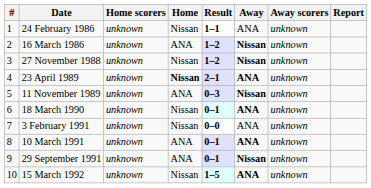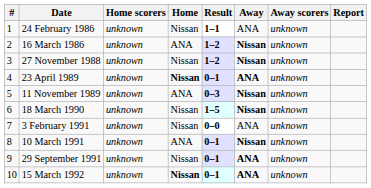(212, 77) 2–1 -> (212, 77) 0–1
(212, 110) 0–1 -> (212, 110) 1–5
(248, 110) ANA -> (251, 110) Nissan
(248, 142) ANA -> (251, 142) Nissan
(182, 158) ANA -> (184, 158) Nissan
(251, 158) Nissan -> (248, 158) ANA
(184, 175) normal -> (185, 175) bold
(212, 175) 1–5 -> (212, 175) 0–1
